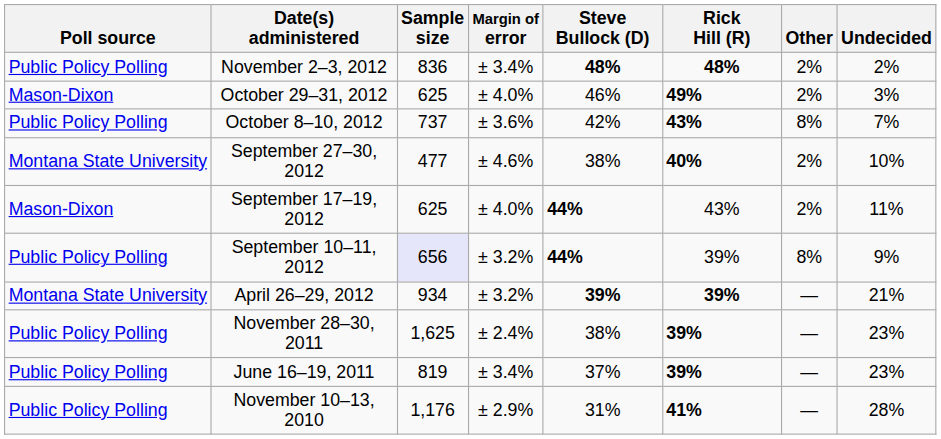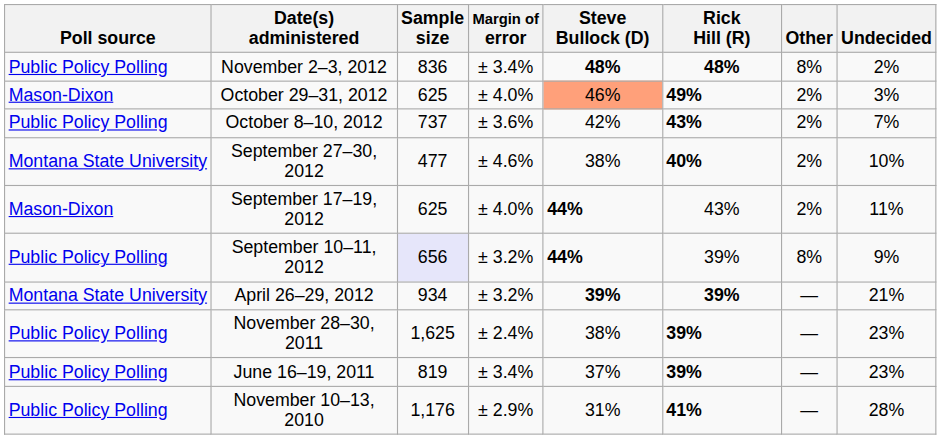(809, 66) 2% -> (809, 66) 8%
(603, 94) no background -> (603, 94) lightsalmon background
(809, 123) 8% -> (809, 123) 2%
